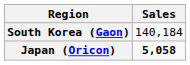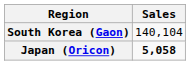(159, 32) 140,184 -> (159, 32) 140,104
